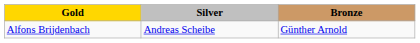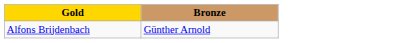- column: (210, 12)
